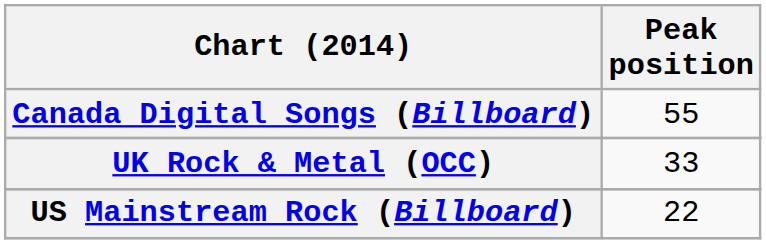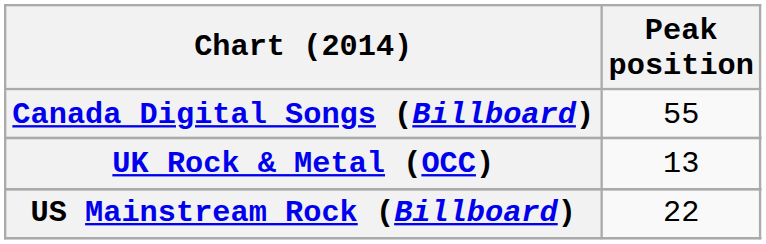(681, 164) 33 -> (681, 164) 13
